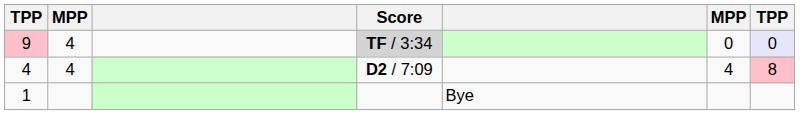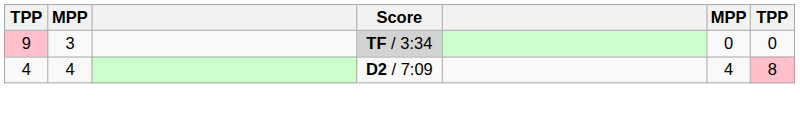(70, 43) 4 -> (70, 43) 3
(772, 43) lavender background -> (772, 43) no background
- row: (26, 95)
